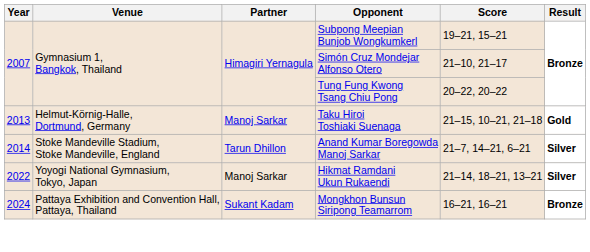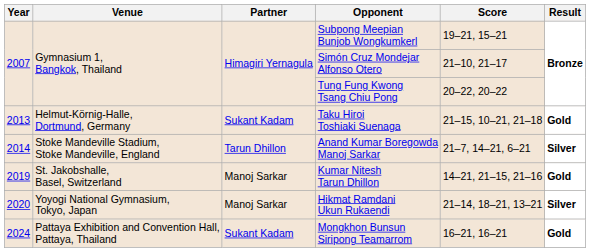(256, 120) Manoj Sarkar -> (259, 120) Sukant Kadam
+ row: (350, 177)
(19, 177) 2022 -> (19, 205) 2020
(565, 205) Bronze -> (559, 234) Gold
